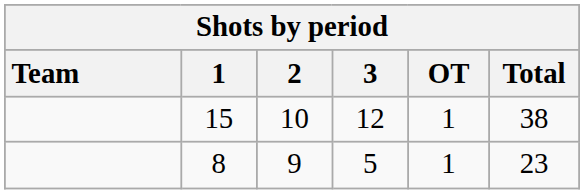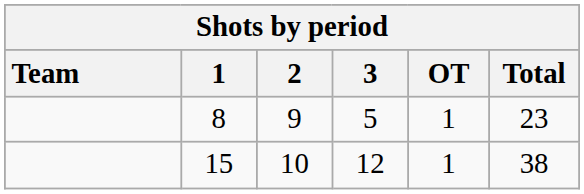rows swapped: (219, 164) <-> (219, 118)
